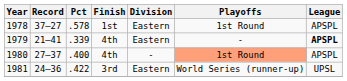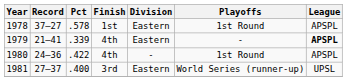(48, 55) 27–37 -> (48, 55) 24–36
(79, 55) .400 -> (79, 55) .422
(240, 55) lightsalmon background -> (240, 55) no background
(48, 69) 24–36 -> (48, 69) 27–37
(79, 69) .422 -> (79, 69) .400
